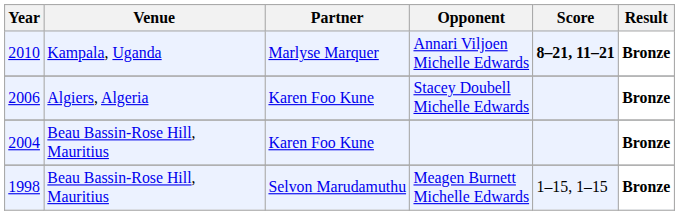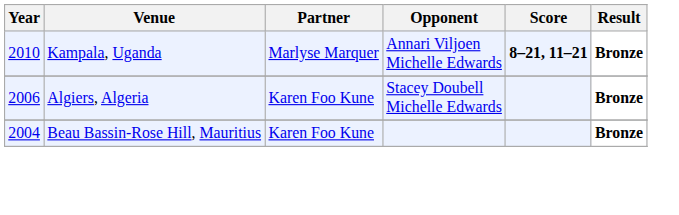- row: (24, 187)
